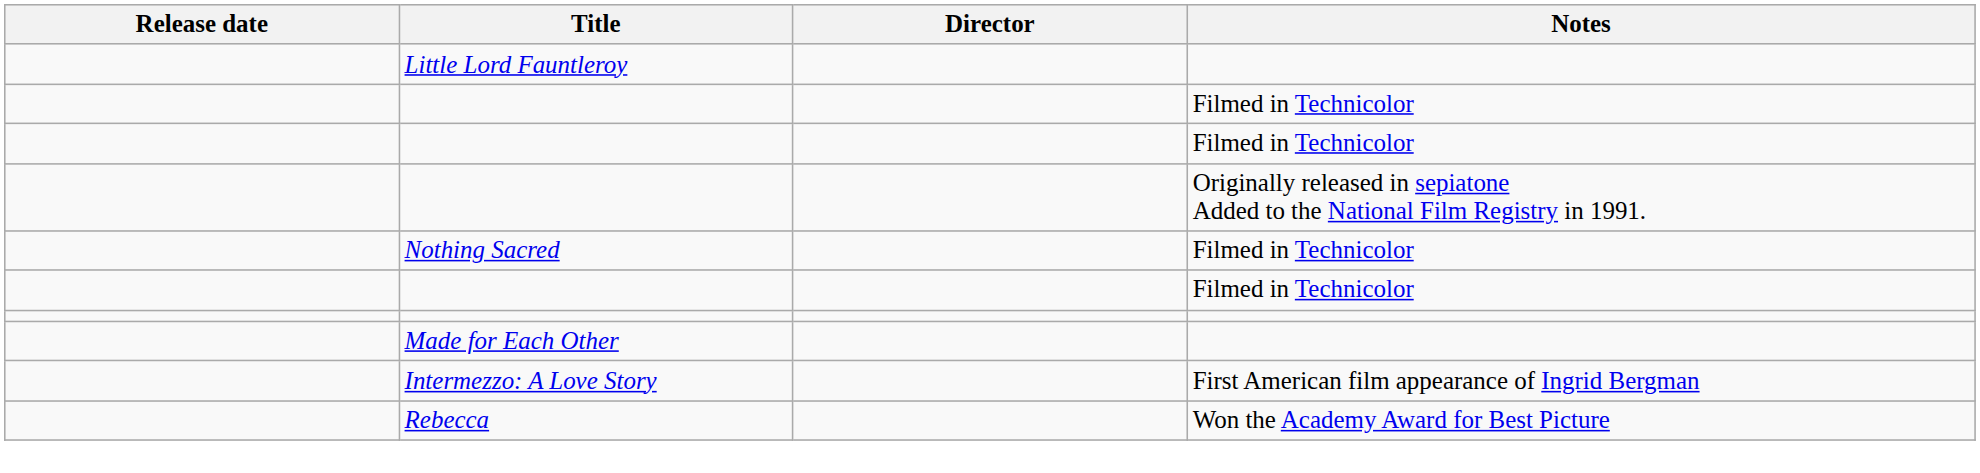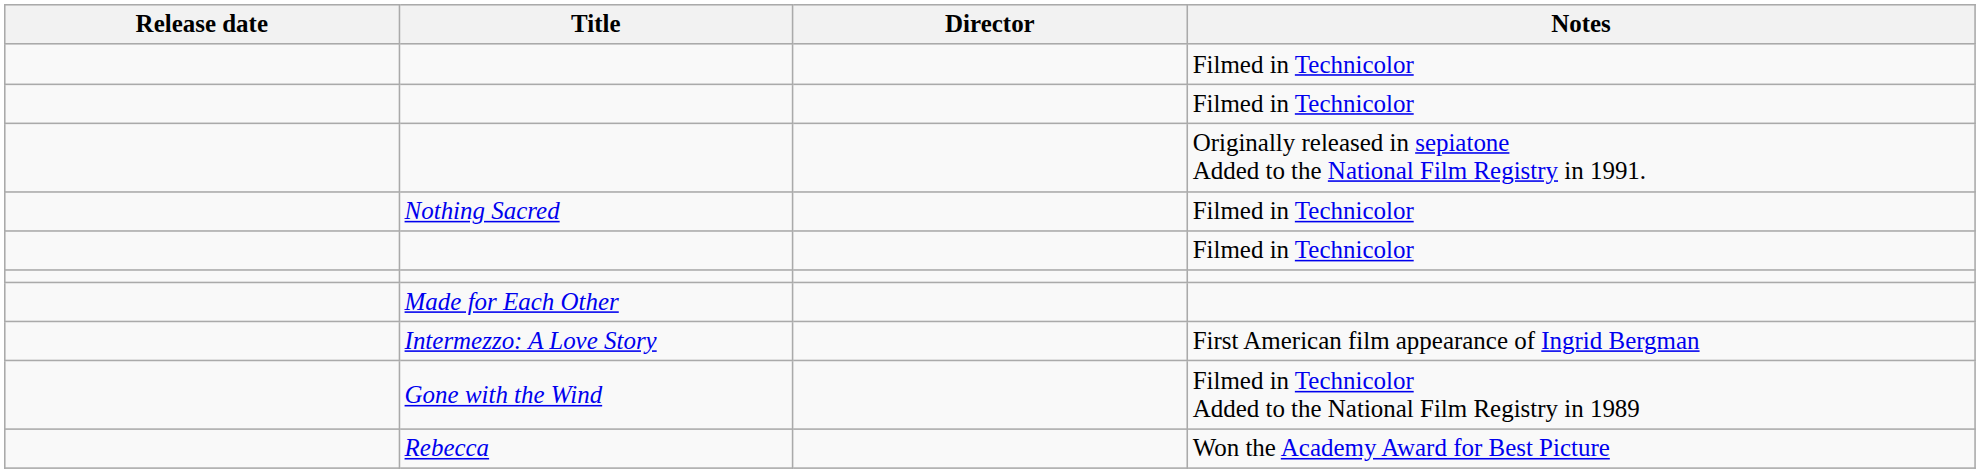- row: (516, 63)
+ row: (503, 394)
